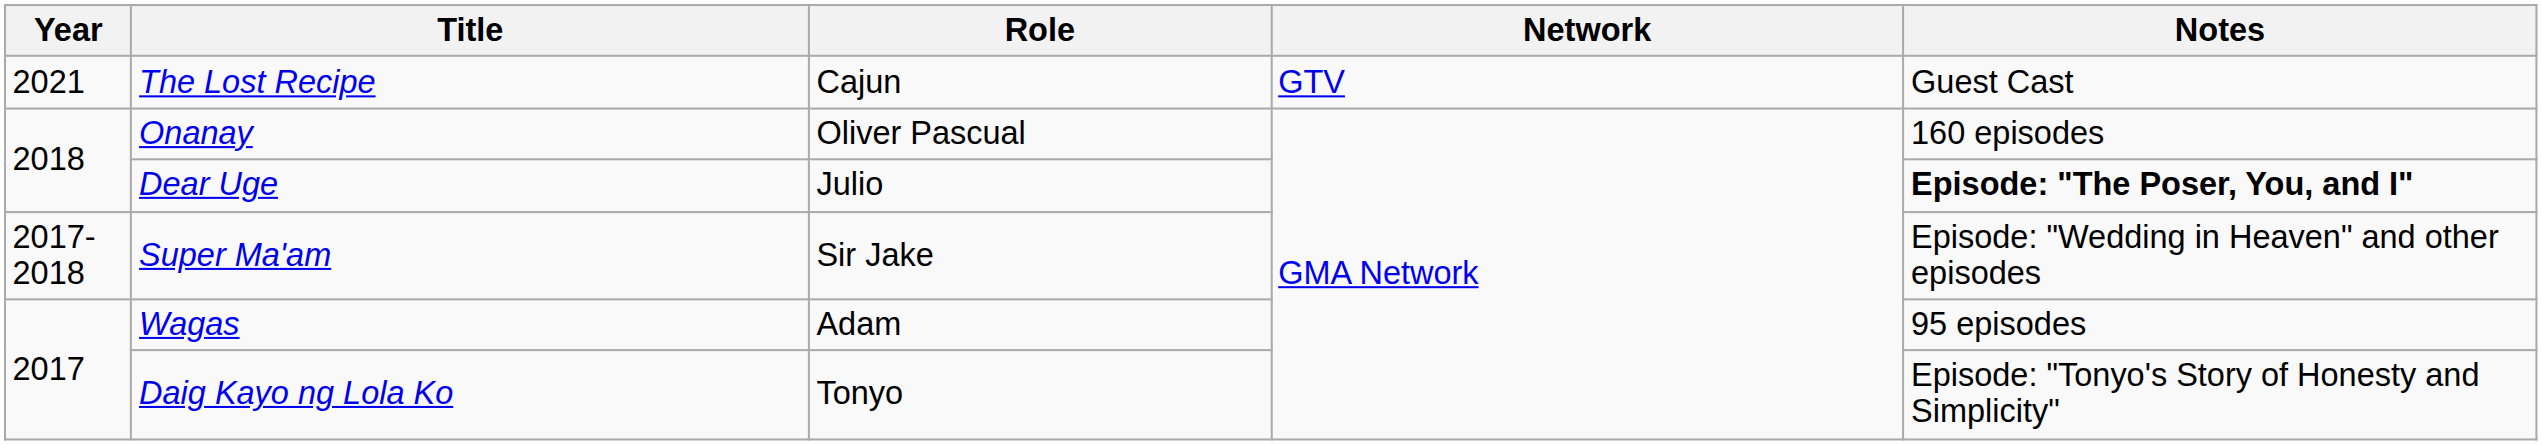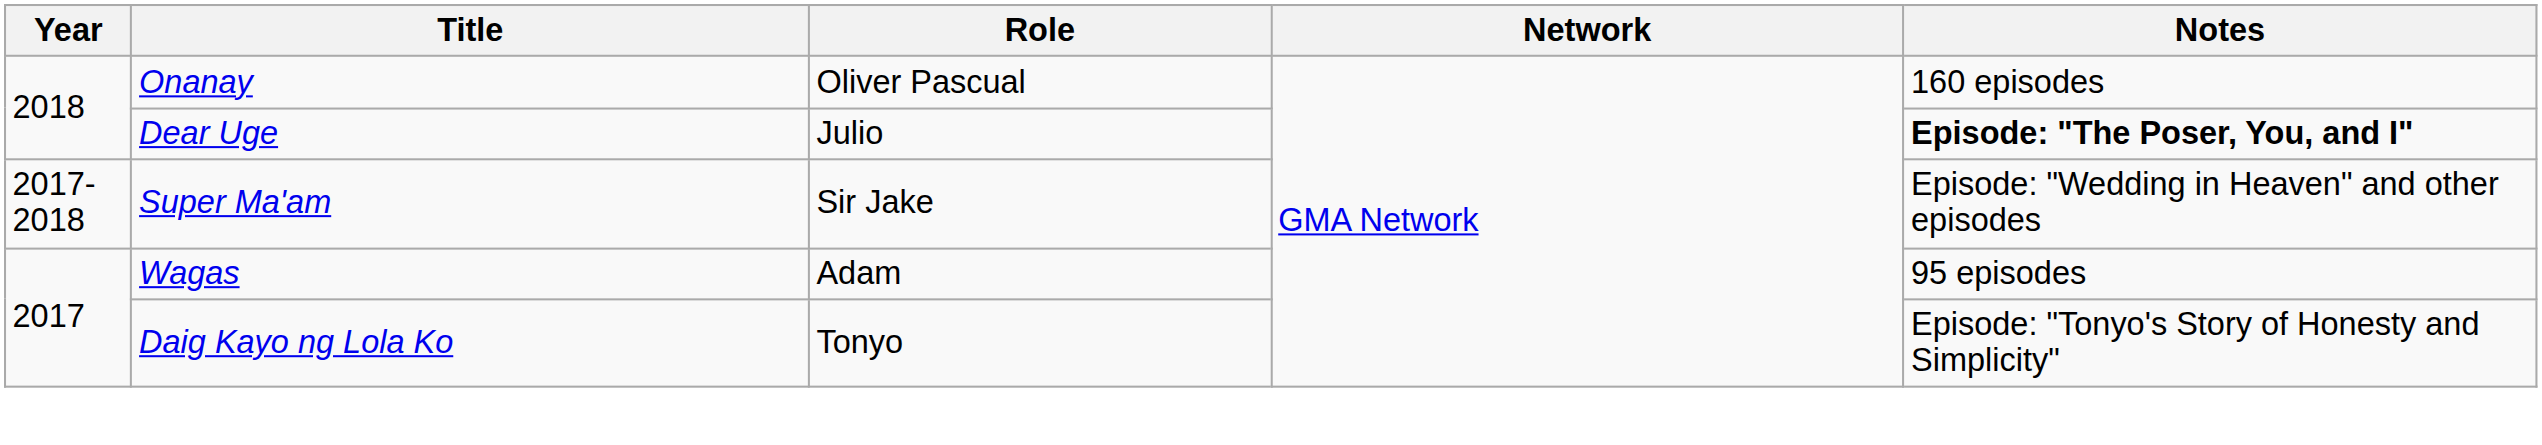- row: (257, 81)
